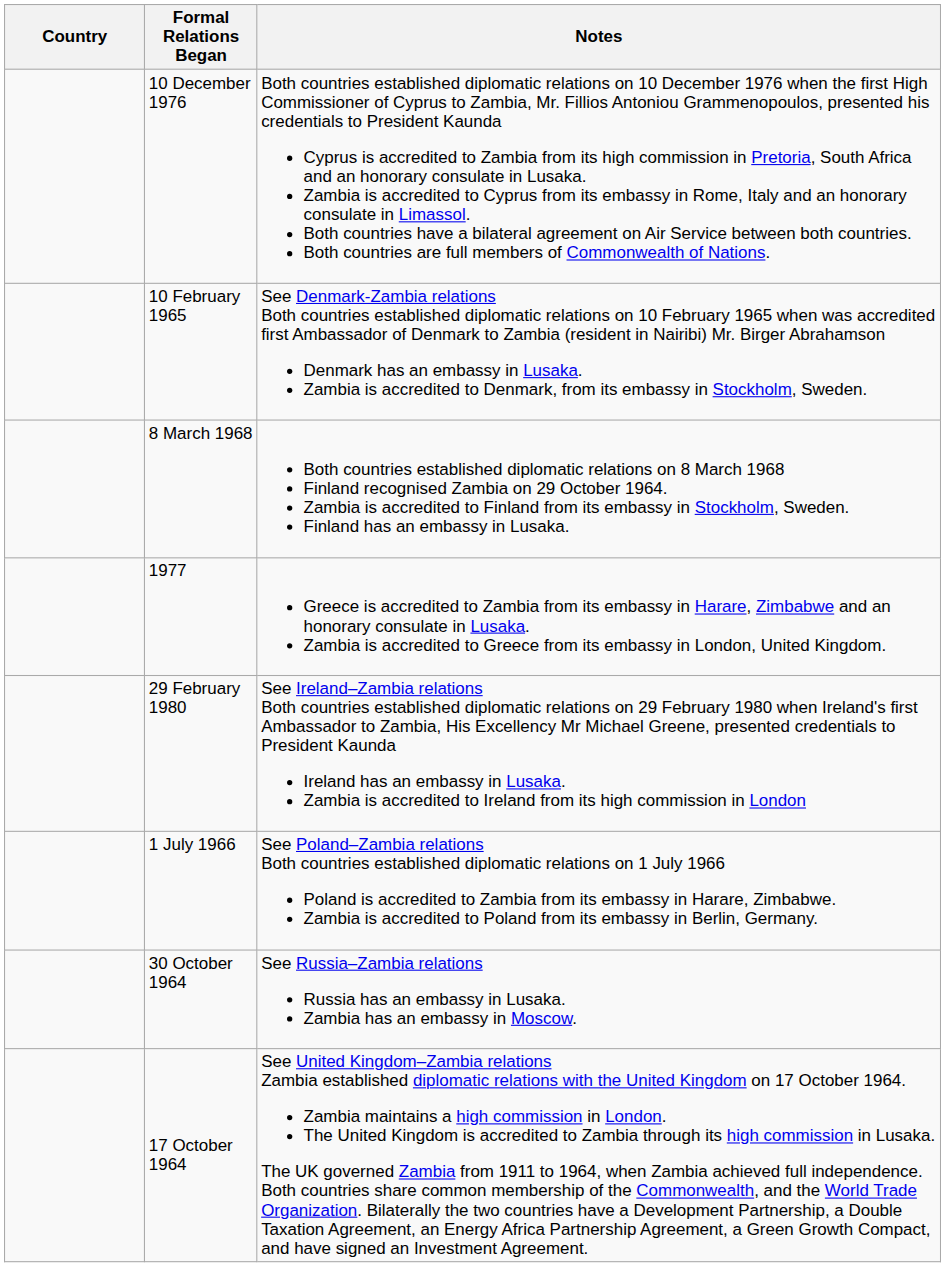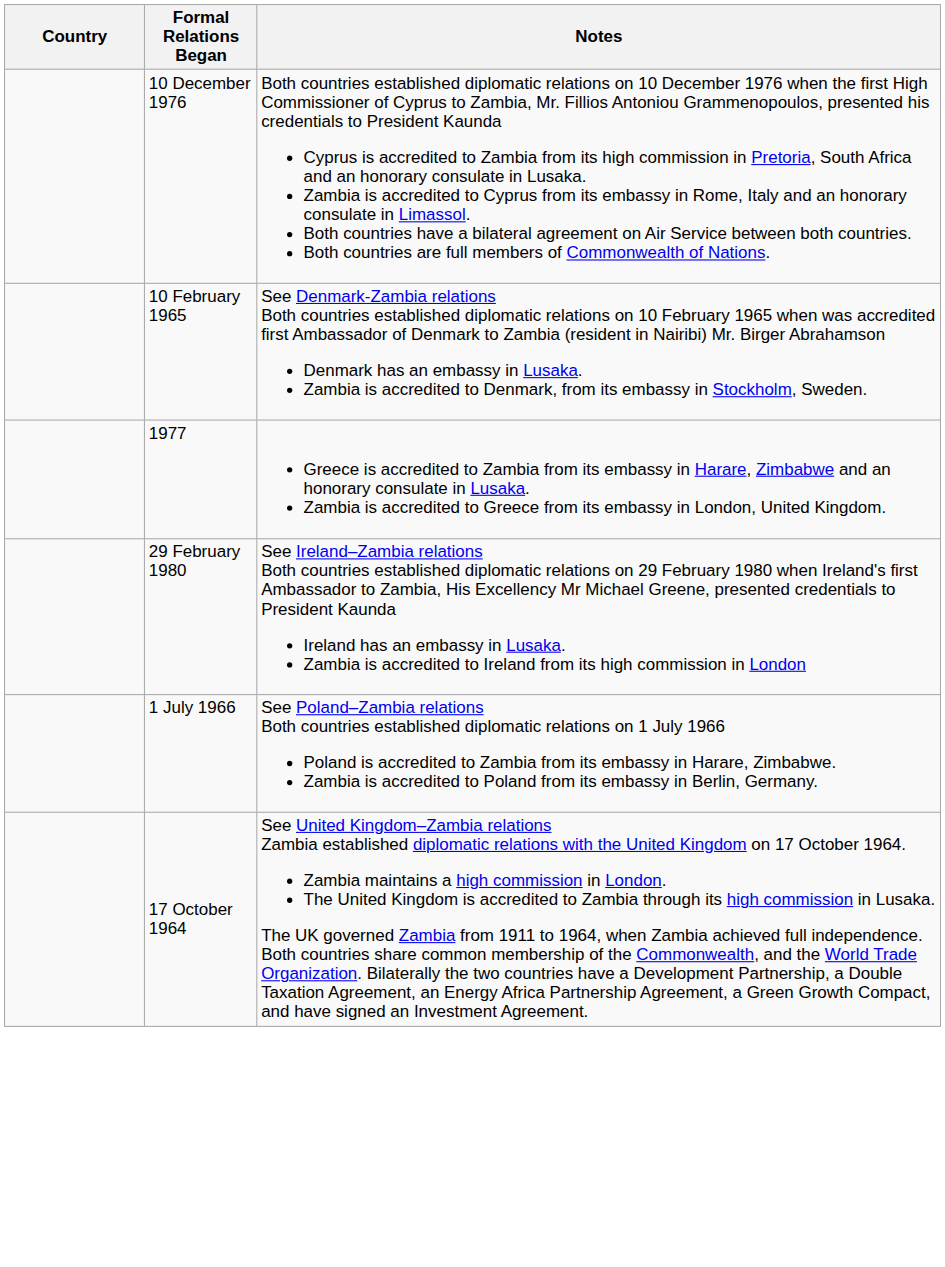- row: (201, 433)
- row: (191, 972)
